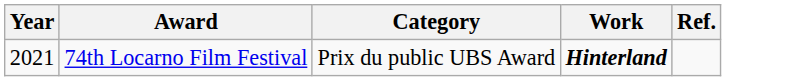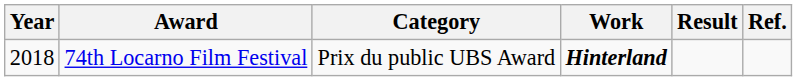+ column: (707, 22)
(32, 57) 2021 -> (32, 57) 2018
